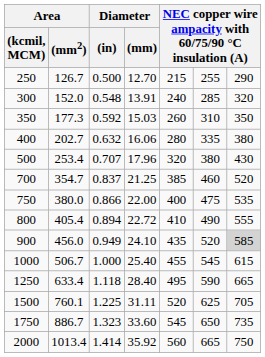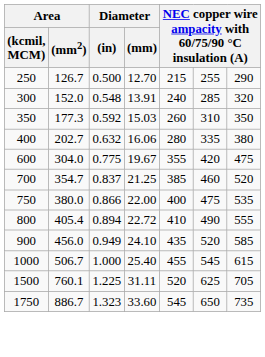- row: (26, 159)
+ row: (26, 159)
(244, 240) lightgrey background -> (244, 240) no background
- row: (26, 281)
- row: (26, 342)
